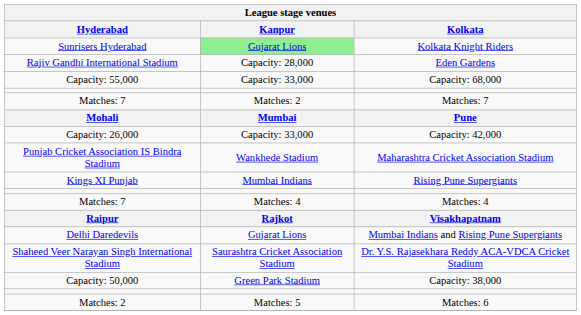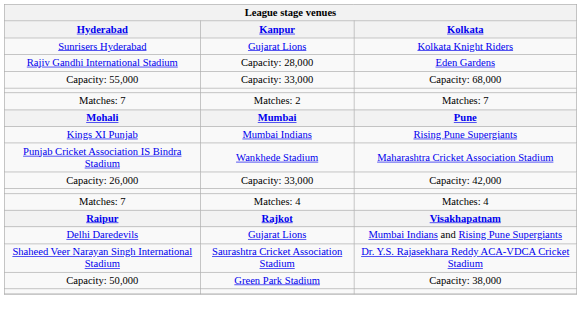(277, 46) lightgreen background -> (277, 46) no background
rows swapped: (102, 180) <-> (102, 134)
- row: (102, 302)
